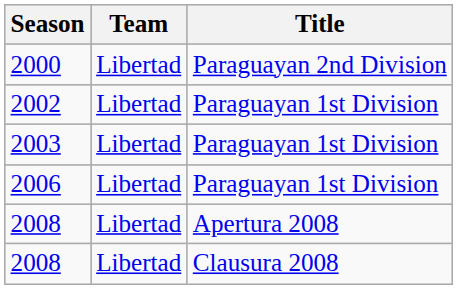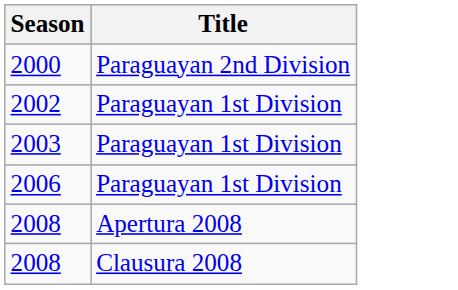- column: (139, 24)
